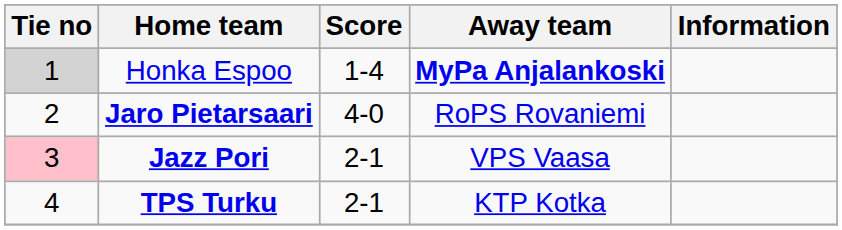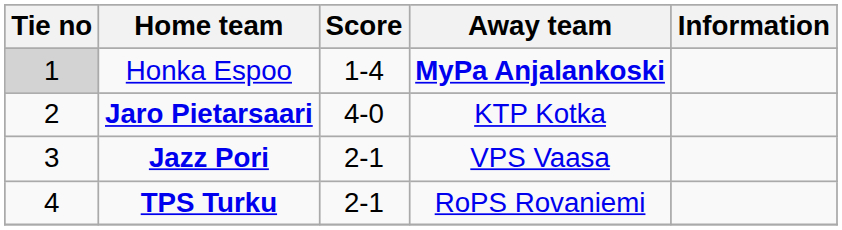(540, 114) RoPS Rovaniemi -> (540, 114) KTP Kotka
(52, 158) pink background -> (52, 158) no background
(540, 202) KTP Kotka -> (540, 202) RoPS Rovaniemi
